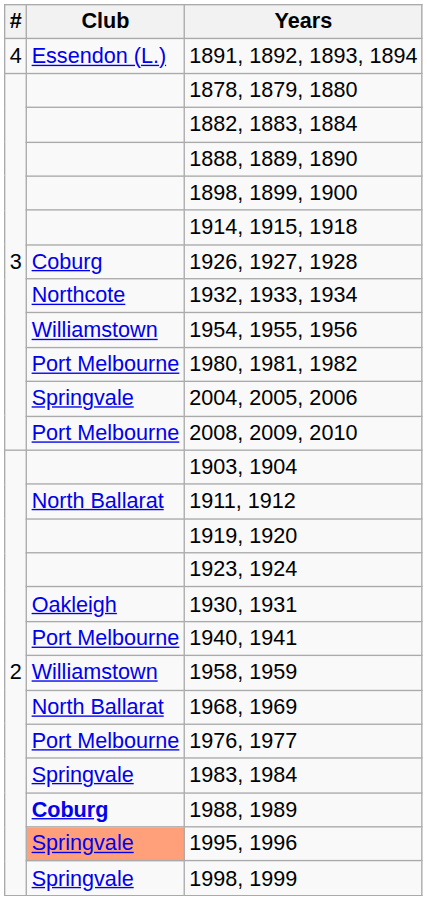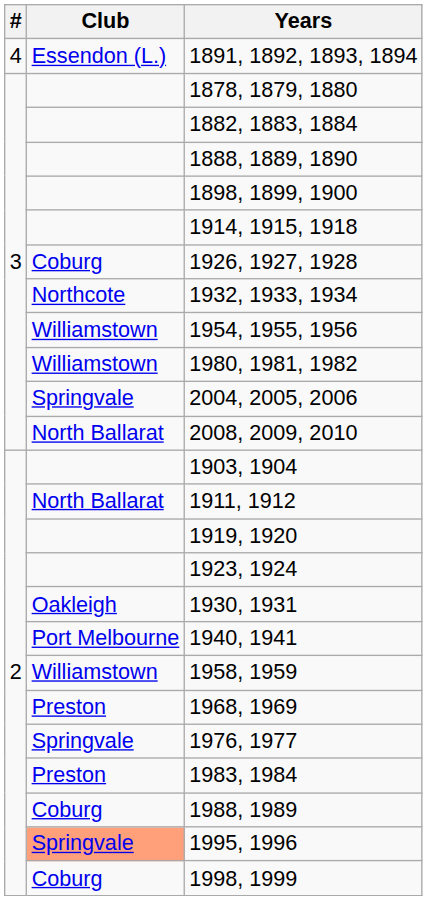(105, 364) Port Melbourne -> (95, 364) Williamstown
(105, 432) Port Melbourne -> (98, 432) North Ballarat
(98, 706) North Ballarat -> (69, 706) Preston
(105, 741) Port Melbourne -> (83, 741) Springvale
(83, 775) Springvale -> (69, 775) Preston
(70, 809) bold -> (67, 809) normal
(83, 878) Springvale -> (67, 878) Coburg
